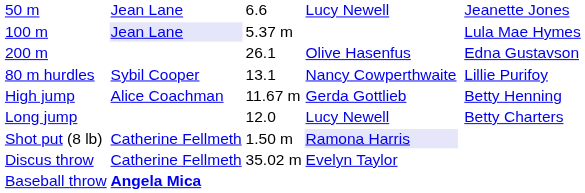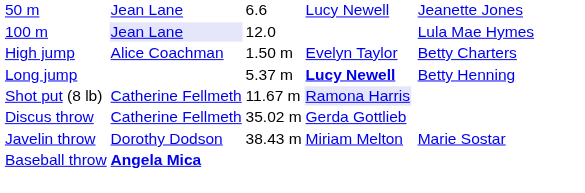(269, 31) 5.37 m -> (261, 31) 12.0
- row: (26, 53)
- row: (50, 74)
(273, 96) 11.67 m -> (269, 53) 1.50 m
(356, 96) Gerda Gottlieb -> (352, 53) Evelyn Taylor
(513, 96) Betty Henning -> (467, 53) Betty Charters
(261, 117) 12.0 -> (269, 74) 5.37 m
(347, 117) normal -> (350, 74) bold
(514, 117) Betty Charters -> (466, 74) Betty Henning
(269, 138) 1.50 m -> (273, 96) 11.67 m
(352, 160) Evelyn Taylor -> (356, 117) Gerda Gottlieb
+ row: (50, 138)
